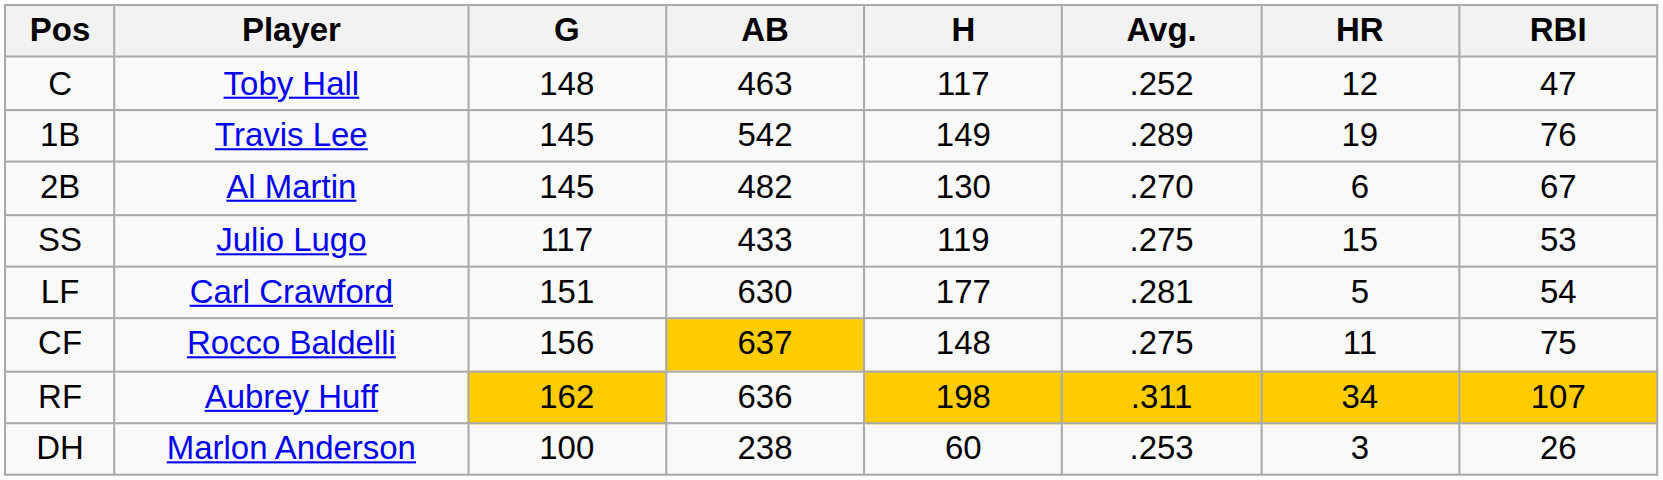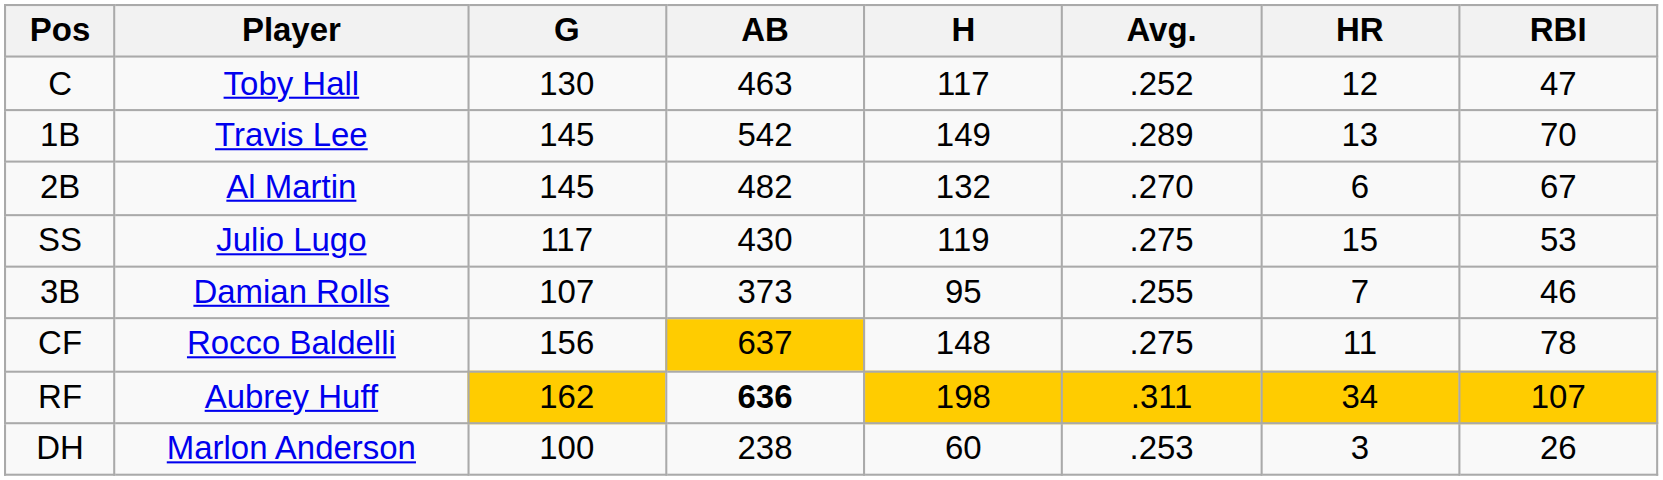(567, 82) 148 -> (567, 82) 130
(1360, 135) 19 -> (1360, 135) 13
(1558, 135) 76 -> (1558, 135) 70
(963, 187) 130 -> (963, 187) 132
(765, 239) 433 -> (765, 239) 430
+ row: (60, 291)
- row: (60, 291)
(1558, 344) 75 -> (1558, 344) 78
(765, 396) normal -> (765, 396) bold
